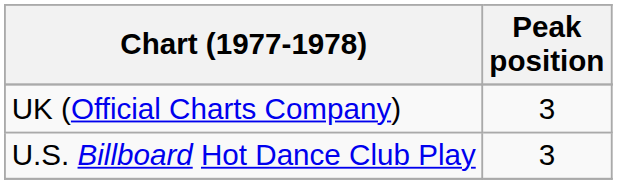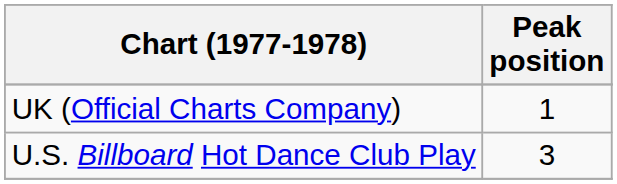(547, 108) 3 -> (547, 108) 1
